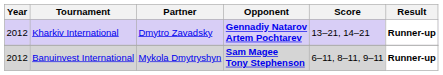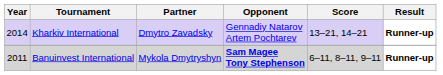(17, 33) 2012 -> (17, 33) 2014
(266, 33) bold -> (264, 33) normal
(17, 58) 2012 -> (17, 58) 2011
